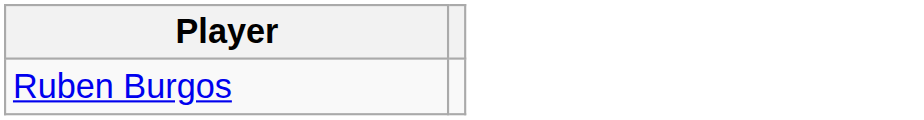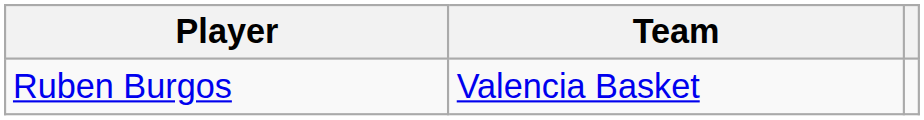+ column: (676, 31)
